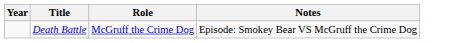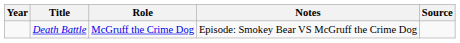+ column: (437, 12)
